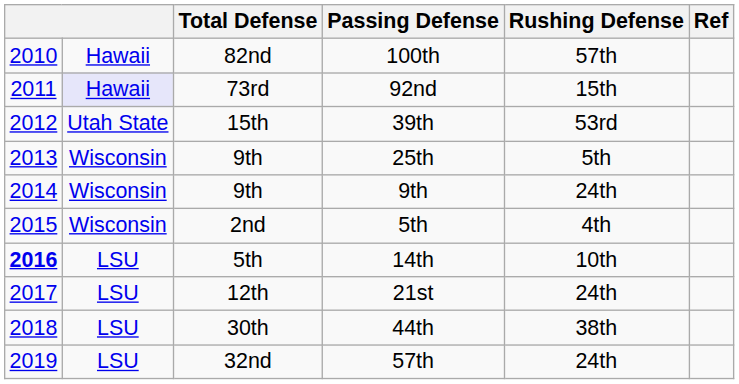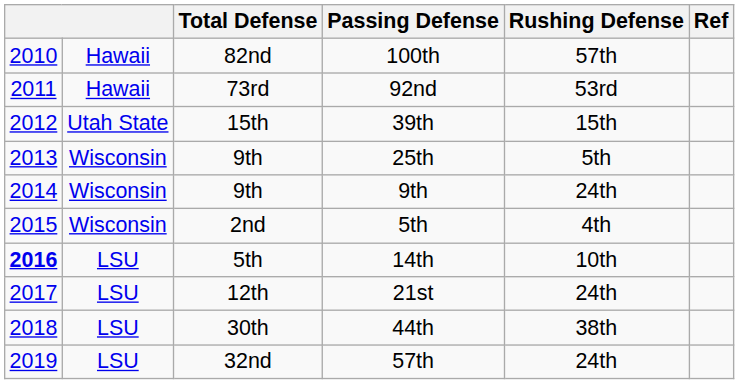(118, 89) lavender background -> (118, 89) no background
(596, 89) 15th -> (596, 89) 53rd
(596, 123) 53rd -> (596, 123) 15th
